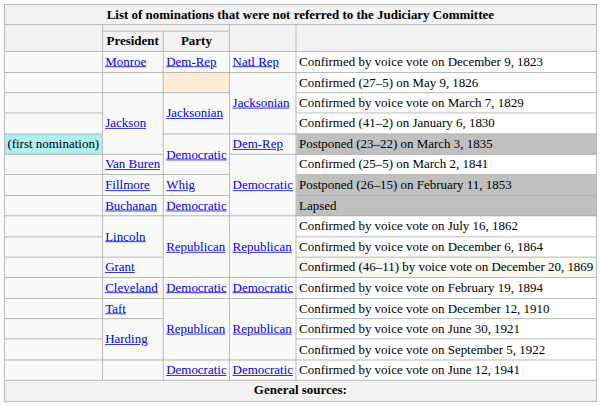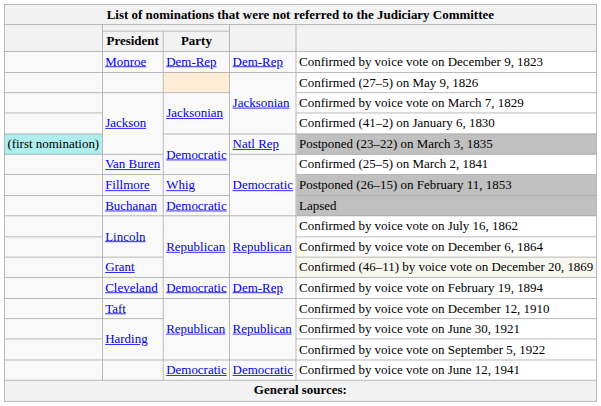(256, 61) Natl Rep -> (258, 61) Dem-Rep
(258, 144) Dem-Rep -> (256, 144) Natl Rep
(263, 287) Democratic -> (258, 287) Dem-Rep
